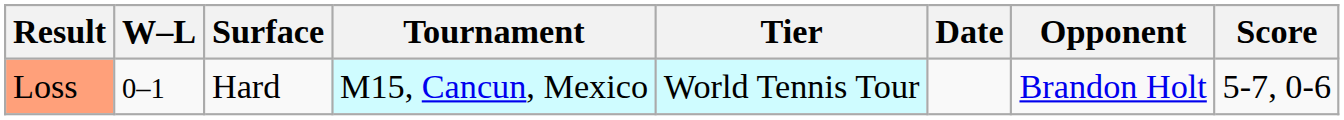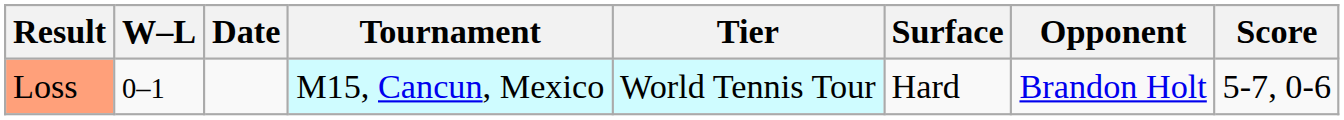columns swapped: (969, 31) <-> (268, 31)
